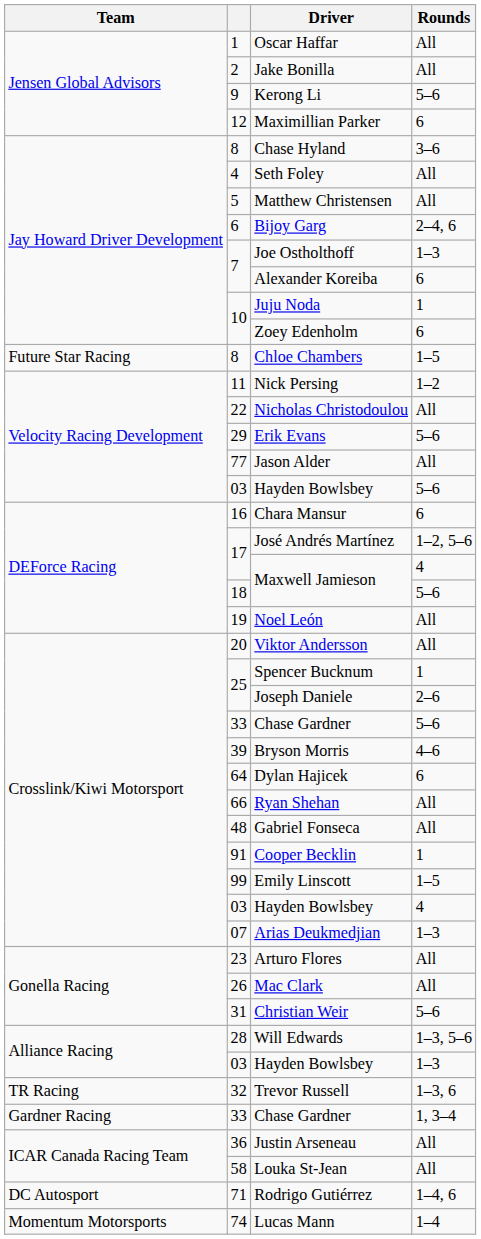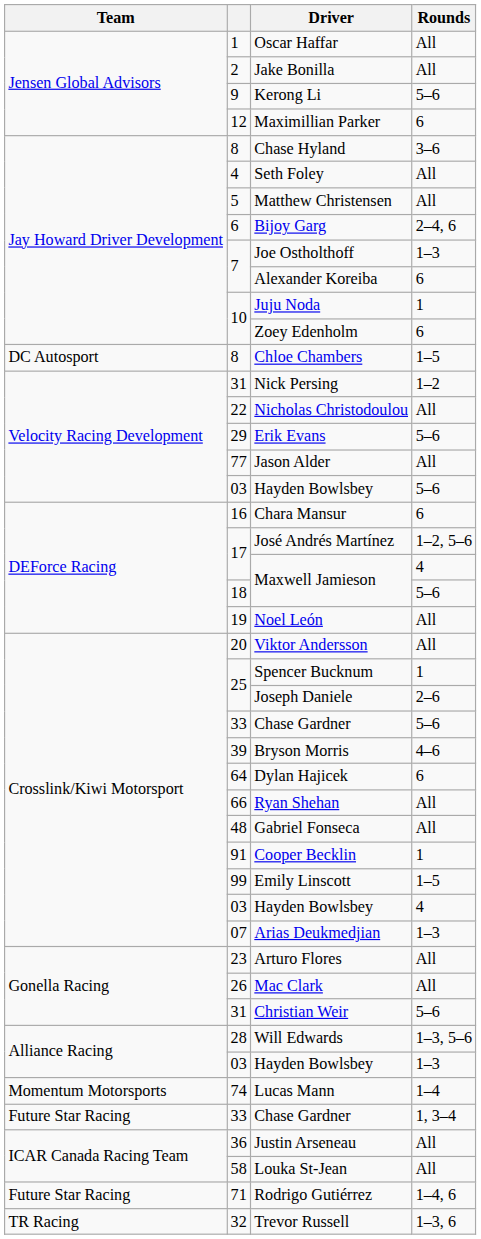(69, 357) Future Star Racing -> (53, 357) DC Autosport
(238, 383) 11 -> (239, 383) 31
rows swapped: (302, 1090) <-> (294, 1221)
(60, 1116) Gardner Racing -> (69, 1116) Future Star Racing
(53, 1195) DC Autosport -> (69, 1195) Future Star Racing
